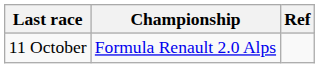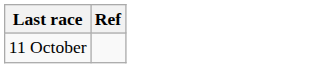- column: (185, 18)
